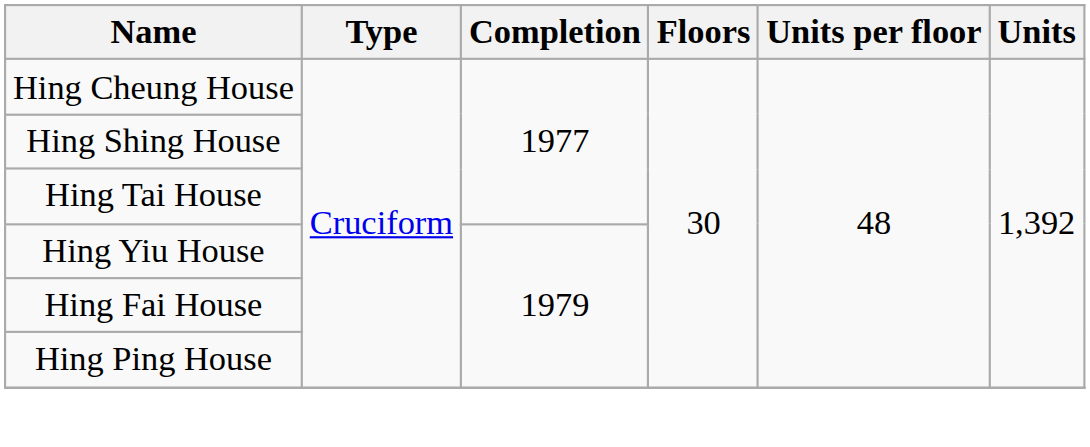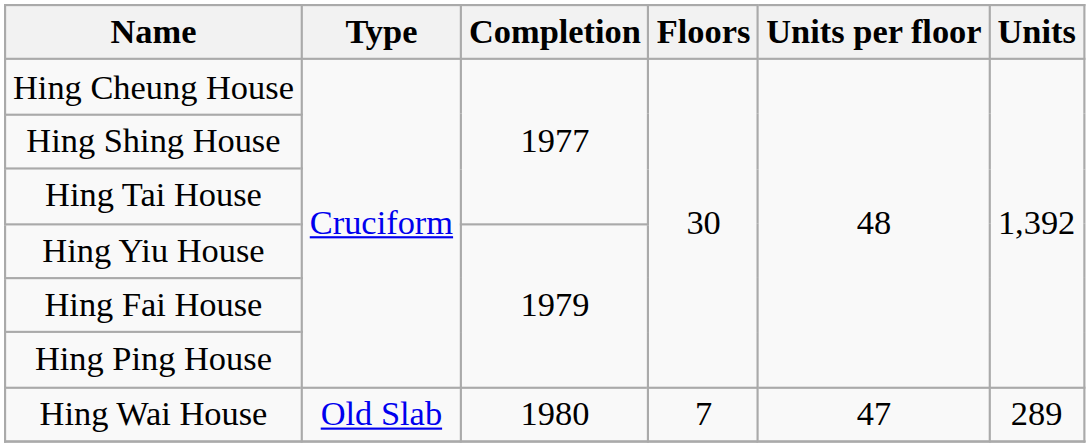+ row: (153, 413)
